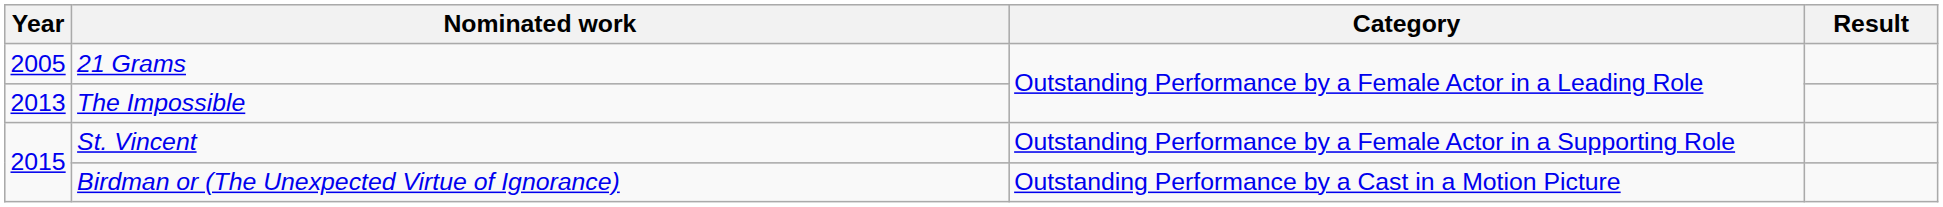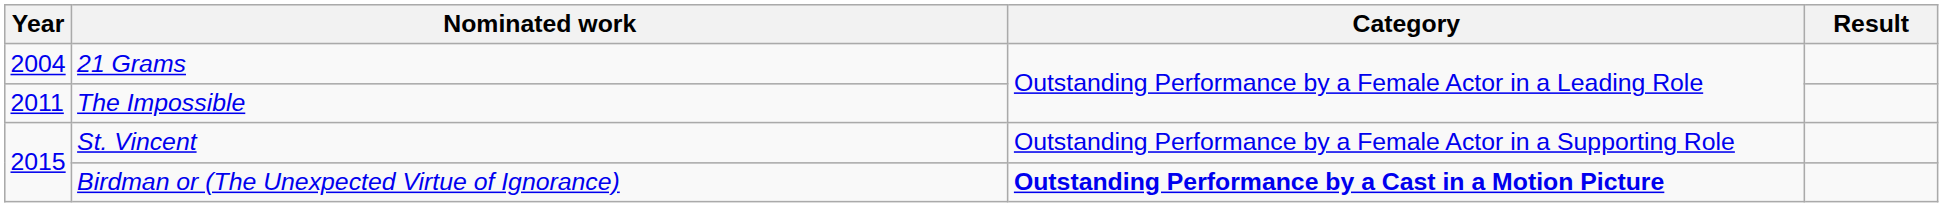(38, 63) 2005 -> (38, 63) 2004
(38, 102) 2013 -> (37, 102) 2011
(1317, 181) normal -> (1339, 181) bold
